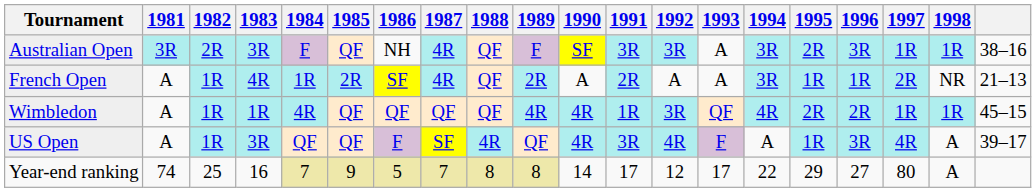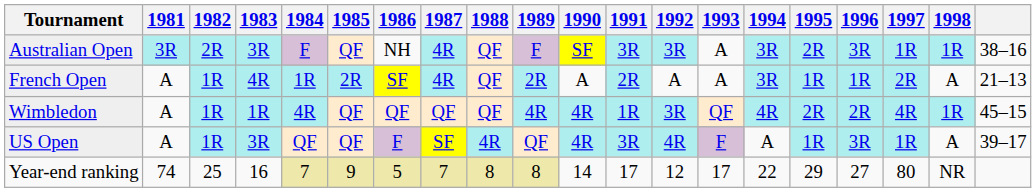(952, 80) NR -> (952, 80) A
(906, 110) 1R -> (906, 110) 4R
(906, 141) 4R -> (906, 141) 1R
(952, 171) A -> (952, 171) NR
